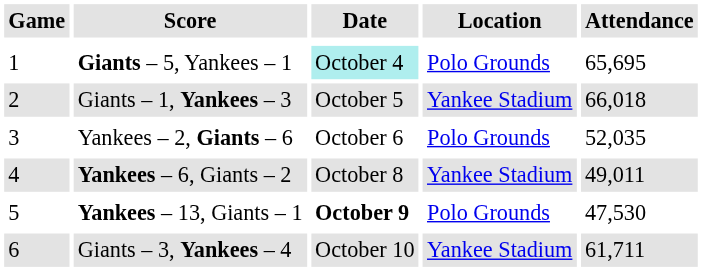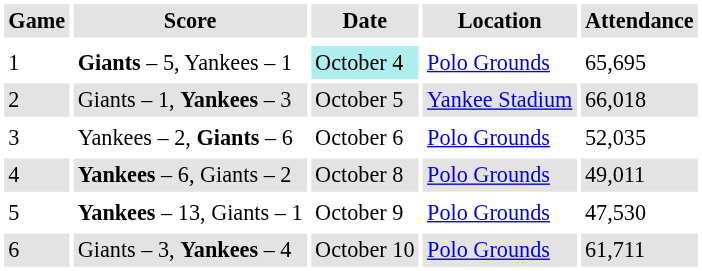(500, 174) Yankee Stadium -> (488, 174) Polo Grounds
(362, 212) bold -> (359, 212) normal
(500, 250) Yankee Stadium -> (488, 250) Polo Grounds
